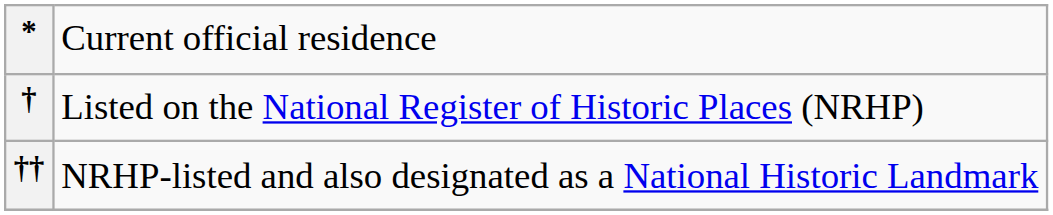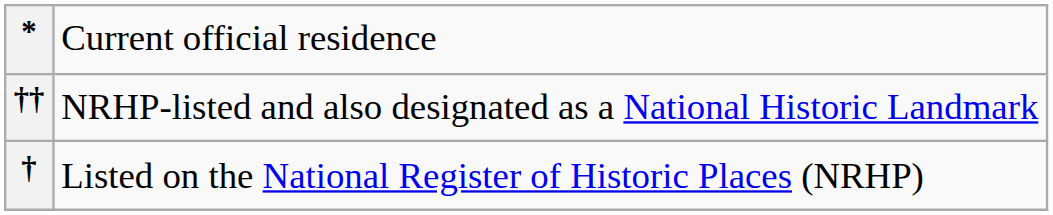rows swapped: (29, 106) <-> (29, 175)
